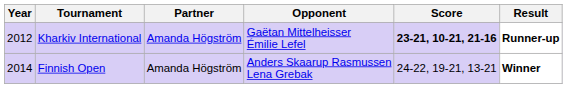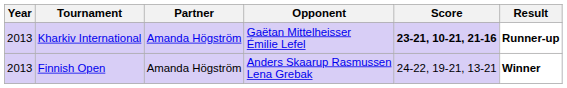(20, 38) 2012 -> (20, 38) 2013
(20, 69) 2014 -> (20, 69) 2013
